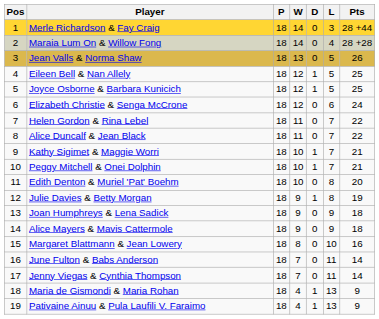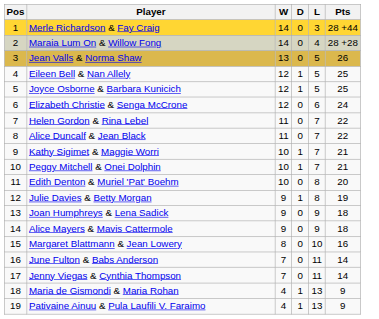- column: (281, 12)
